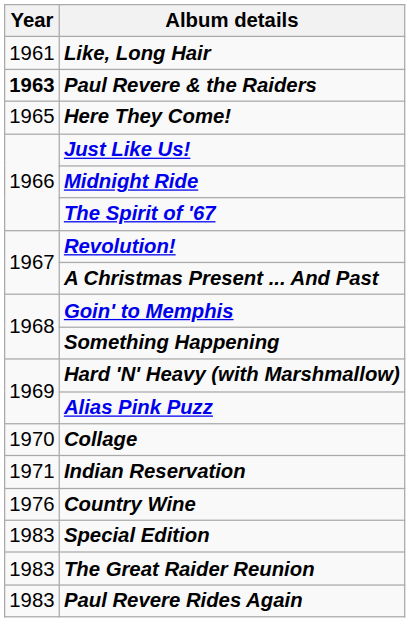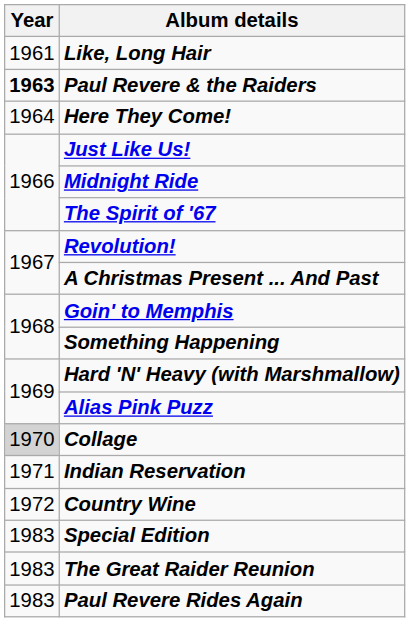(32, 117) 1965 -> (32, 117) 1964
(32, 439) no background -> (32, 439) lightgrey background
(32, 504) 1976 -> (32, 504) 1972
